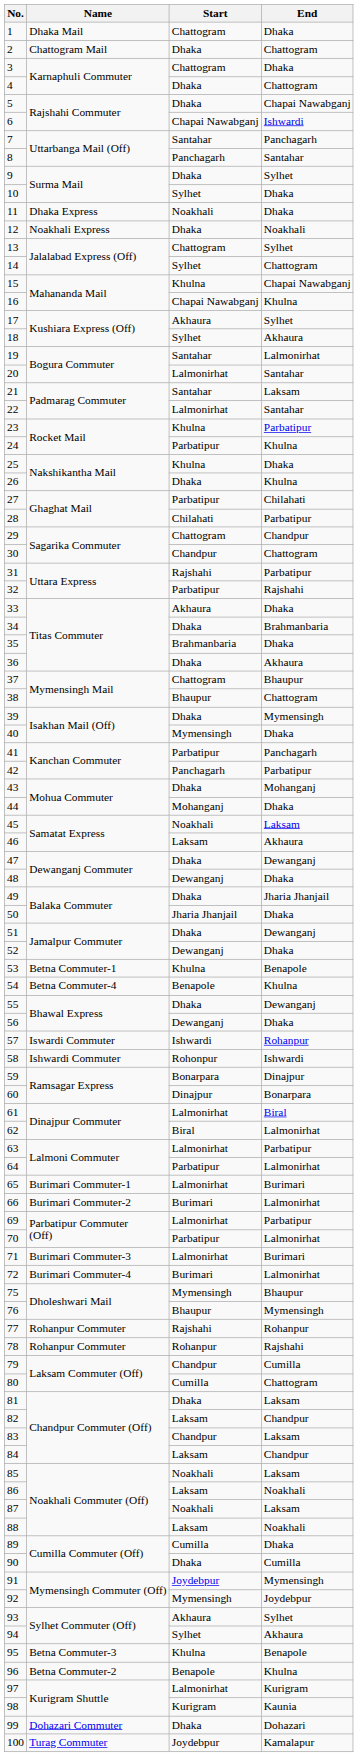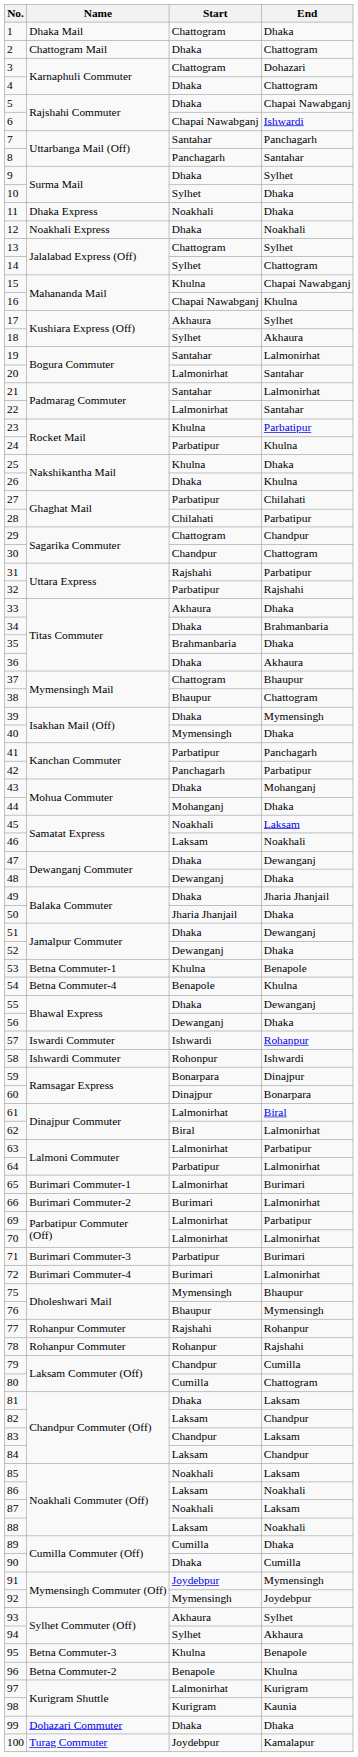(279, 67) Dhaka -> (285, 67) Dohazari
(282, 391) Laksam -> (292, 391) Lalmonirhat
(283, 842) Akhaura -> (285, 842) Noakhali
(196, 1238) Parbatipur -> (200, 1238) Lalmonirhat
(200, 1256) Lalmonirhat -> (196, 1256) Parbatipur
(285, 1725) Dohazari -> (279, 1725) Dhaka
